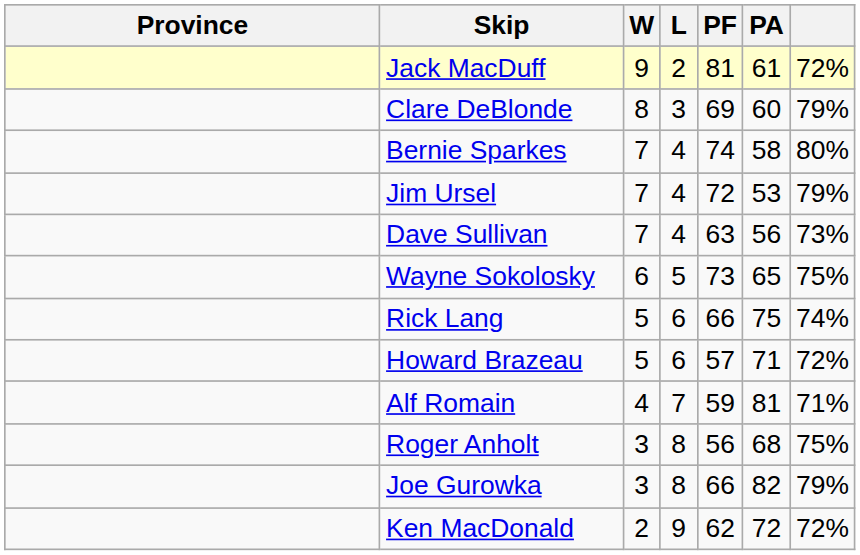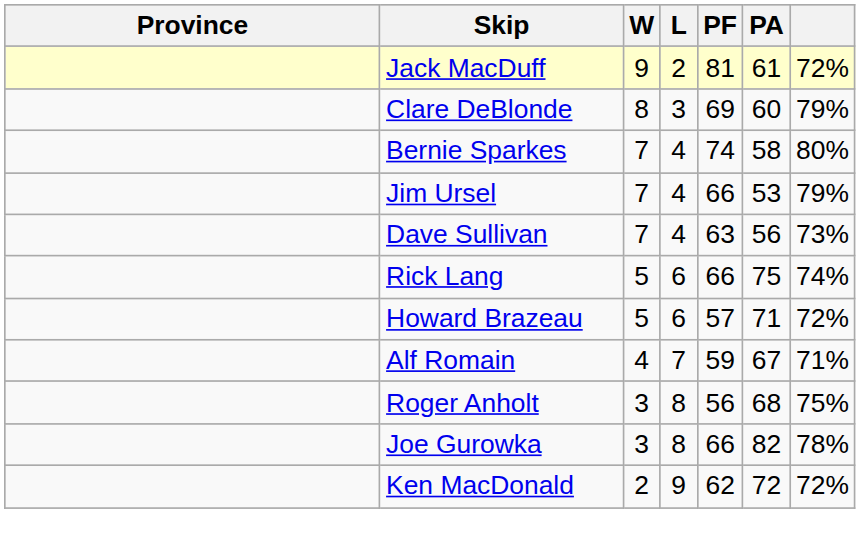(720, 192) 72 -> (720, 192) 66
- row: (491, 276)
(767, 402) 81 -> (767, 360) 67
(823, 485) 79% -> (823, 444) 78%
